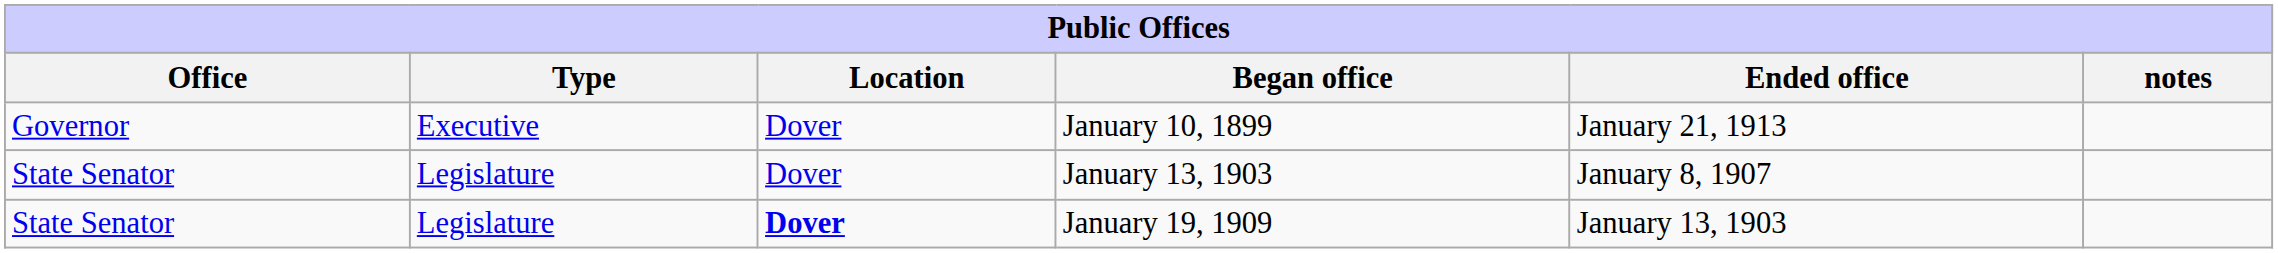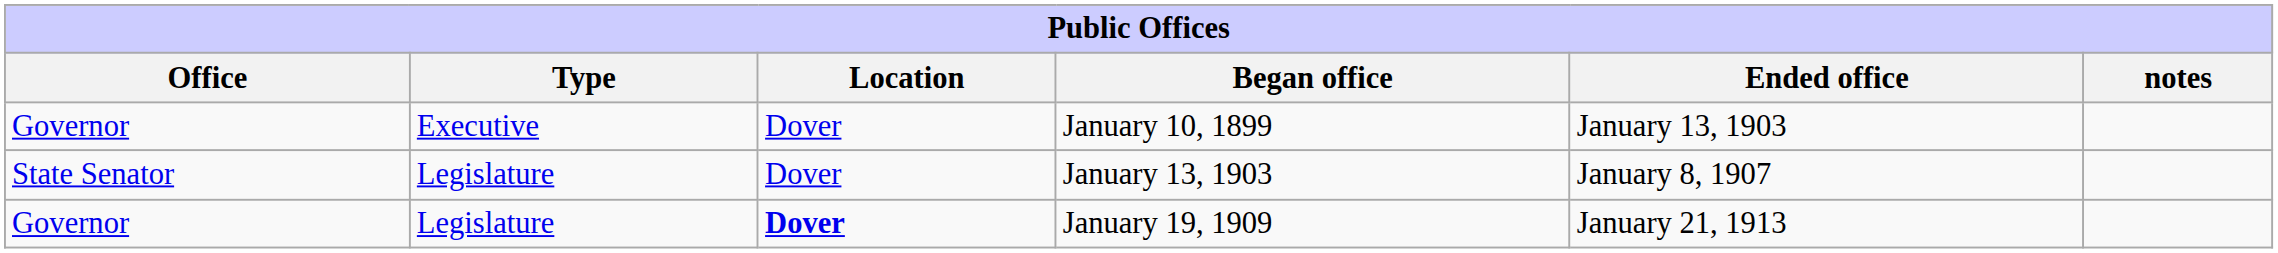(1682, 125) January 21, 1913 -> (1682, 125) January 13, 1903
(93, 222) State Senator -> (71, 222) Governor
(1682, 222) January 13, 1903 -> (1682, 222) January 21, 1913
